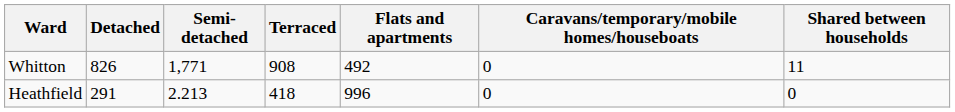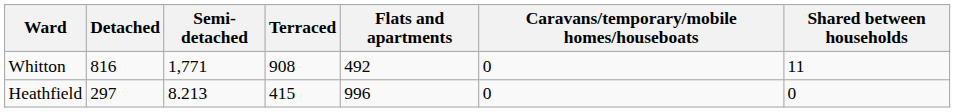(103, 65) 826 -> (103, 65) 816
(103, 93) 291 -> (103, 93) 297
(188, 93) 2.213 -> (188, 93) 8.213
(282, 93) 418 -> (282, 93) 415
